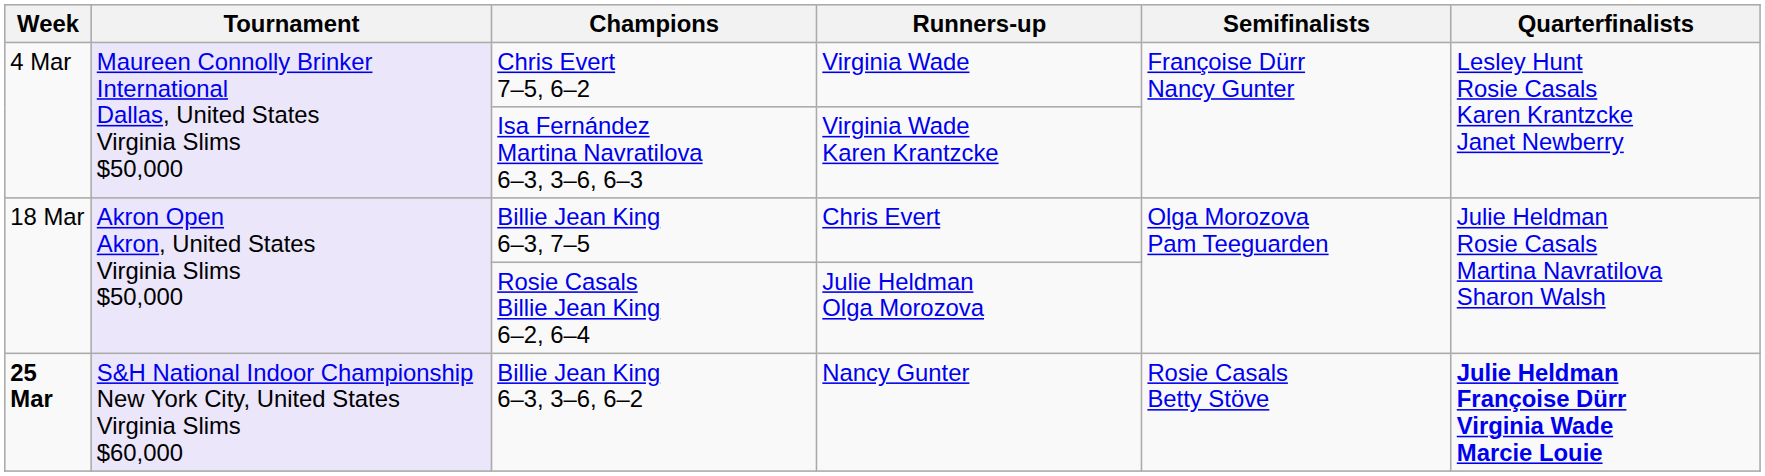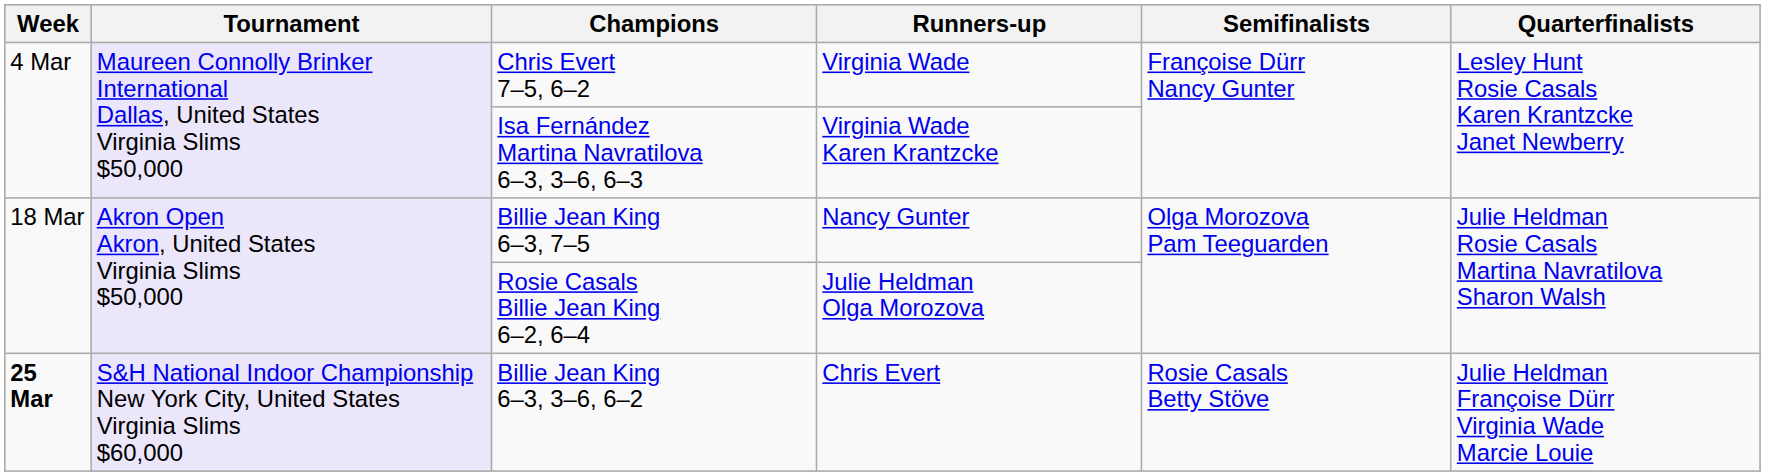(881, 217) Chris Evert -> (896, 217) Nancy Gunter
(896, 373) Nancy Gunter -> (881, 373) Chris Evert
(1542, 413) bold -> (1536, 413) normal
